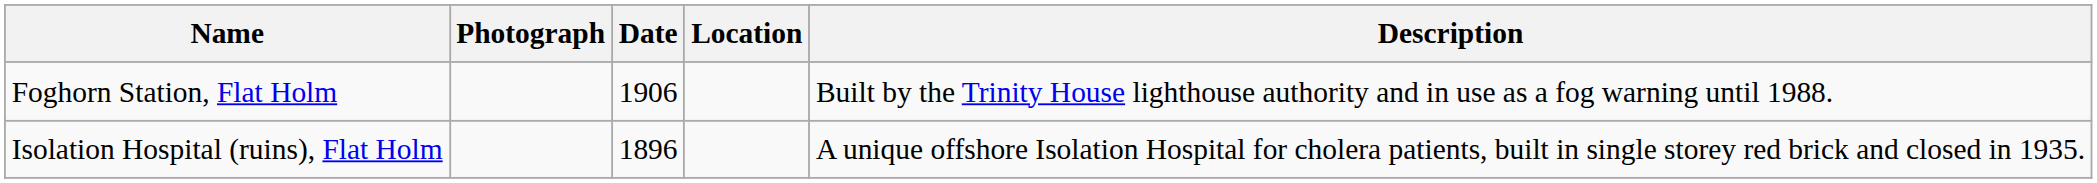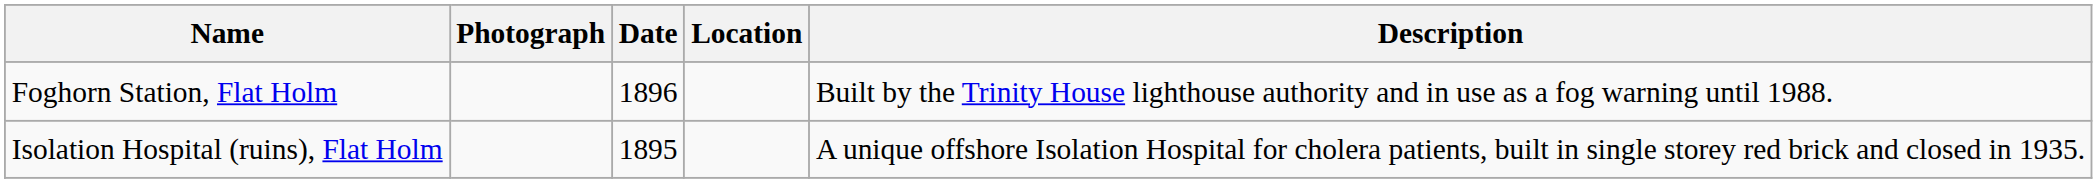(648, 91) 1906 -> (648, 91) 1896
(648, 148) 1896 -> (648, 148) 1895
